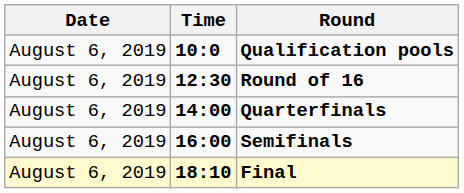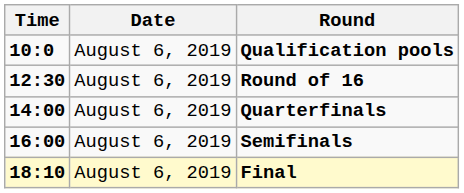columns swapped: (88, 20) <-> (203, 20)
